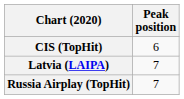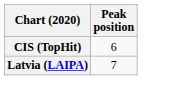- row: (69, 84)
